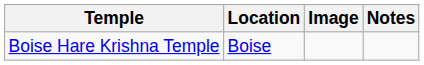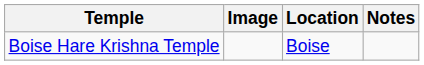columns swapped: (264, 18) <-> (334, 18)
